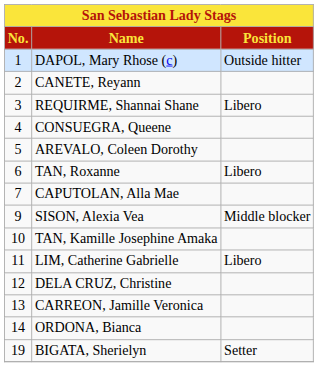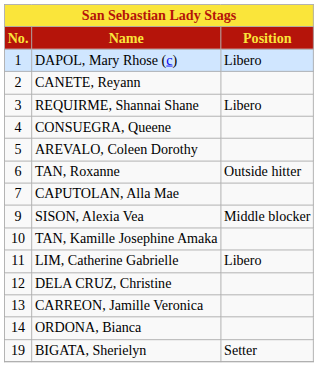(263, 60) Outside hitter -> (243, 60) Libero
(243, 171) Libero -> (263, 171) Outside hitter
